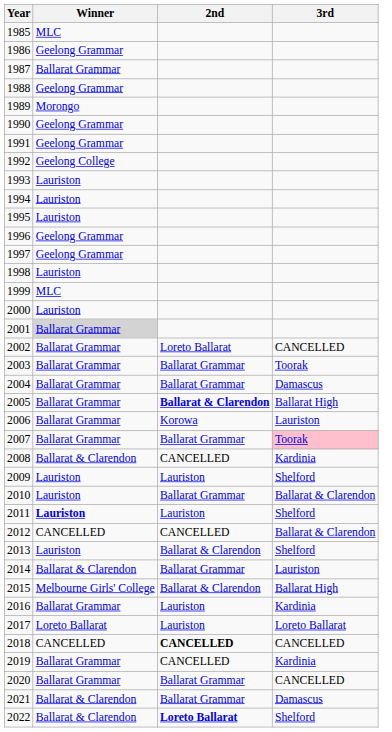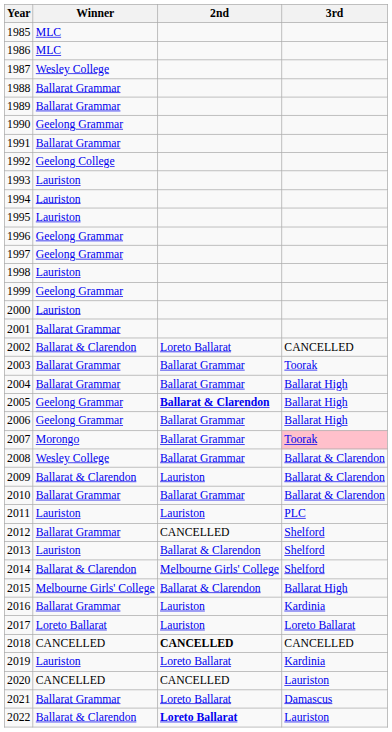(79, 50) Geelong Grammar -> (48, 50) MLC
(78, 69) Ballarat Grammar -> (72, 69) Wesley College
(79, 87) Geelong Grammar -> (78, 87) Ballarat Grammar
(58, 106) Morongo -> (78, 106) Ballarat Grammar
(79, 143) Geelong Grammar -> (78, 143) Ballarat Grammar
(48, 291) MLC -> (79, 291) Geelong Grammar
(78, 328) lightgrey background -> (78, 328) no background
(78, 347) Ballarat Grammar -> (86, 347) Ballarat & Clarendon
(299, 384) Damascus -> (316, 384) Ballarat High
(78, 402) Ballarat Grammar -> (79, 402) Geelong Grammar
(78, 421) Ballarat Grammar -> (79, 421) Geelong Grammar
(179, 421) Korowa -> (202, 421) Ballarat Grammar
(297, 421) Lauriston -> (316, 421) Ballarat High
(78, 439) Ballarat Grammar -> (58, 439) Morongo
(86, 458) Ballarat & Clarendon -> (72, 458) Wesley College
(195, 458) CANCELLED -> (202, 458) Ballarat Grammar
(295, 458) Kardinia -> (335, 458) Ballarat & Clarendon
(58, 476) Lauriston -> (86, 476) Ballarat & Clarendon
(295, 476) Shelford -> (335, 476) Ballarat & Clarendon
(58, 495) Lauriston -> (78, 495) Ballarat Grammar
(60, 513) bold -> (58, 513) normal
(295, 513) Shelford -> (295, 513) PLC
(71, 532) CANCELLED -> (78, 532) Ballarat Grammar
(325, 532) Ballarat & Clarendon -> (304, 532) Shelford
(202, 569) Ballarat Grammar -> (220, 569) Melbourne Girls' College
(297, 569) Lauriston -> (304, 569) Shelford
(78, 662) Ballarat Grammar -> (58, 662) Lauriston
(195, 662) CANCELLED -> (196, 662) Loreto Ballarat
(78, 680) Ballarat Grammar -> (71, 680) CANCELLED
(202, 680) Ballarat Grammar -> (195, 680) CANCELLED
(310, 680) CANCELLED -> (307, 680) Lauriston
(86, 699) Ballarat & Clarendon -> (78, 699) Ballarat Grammar
(202, 699) Ballarat Grammar -> (196, 699) Loreto Ballarat
(295, 717) Shelford -> (307, 717) Lauriston
